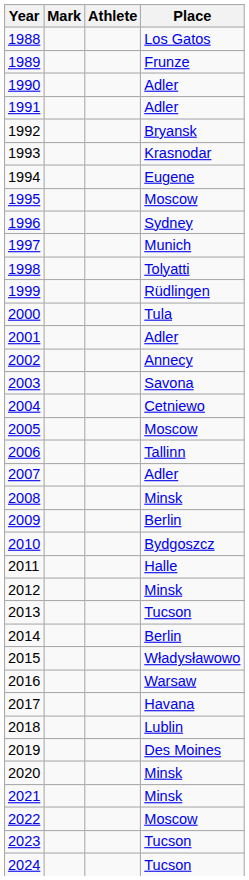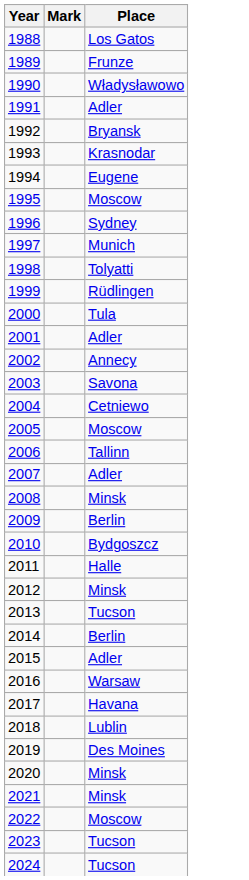- column: (113, 16)
(161, 84) Adler -> (136, 84) Władysławowo
(192, 658) Władysławowo -> (105, 658) Adler
